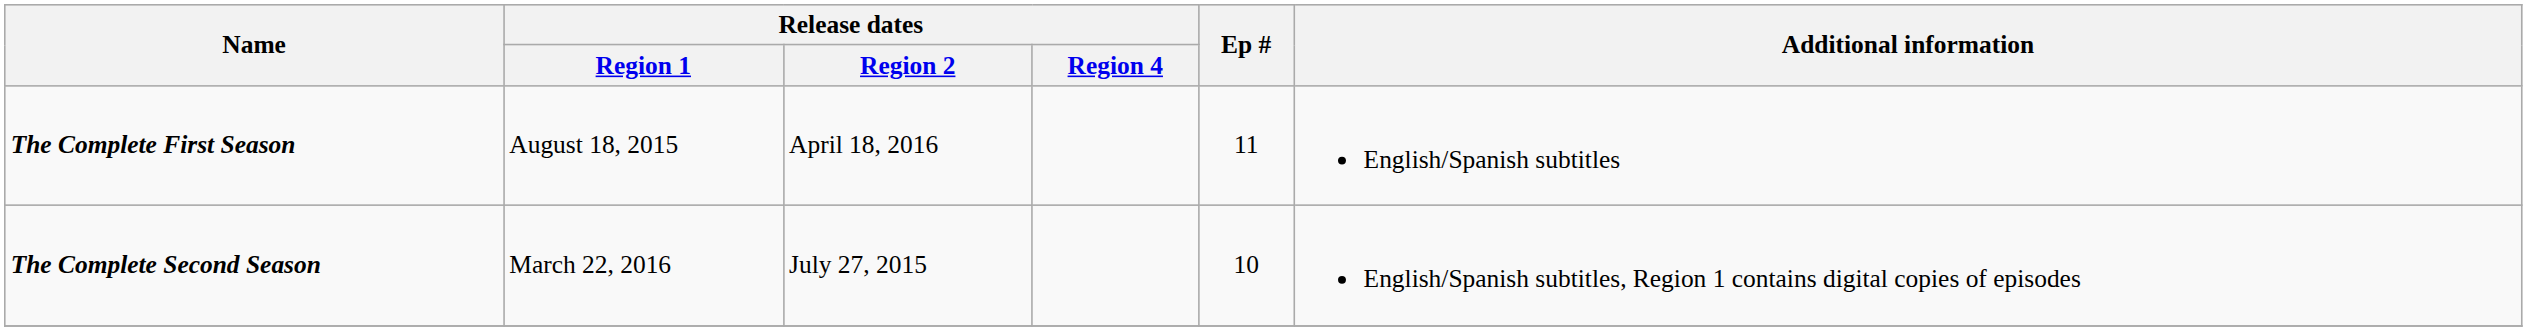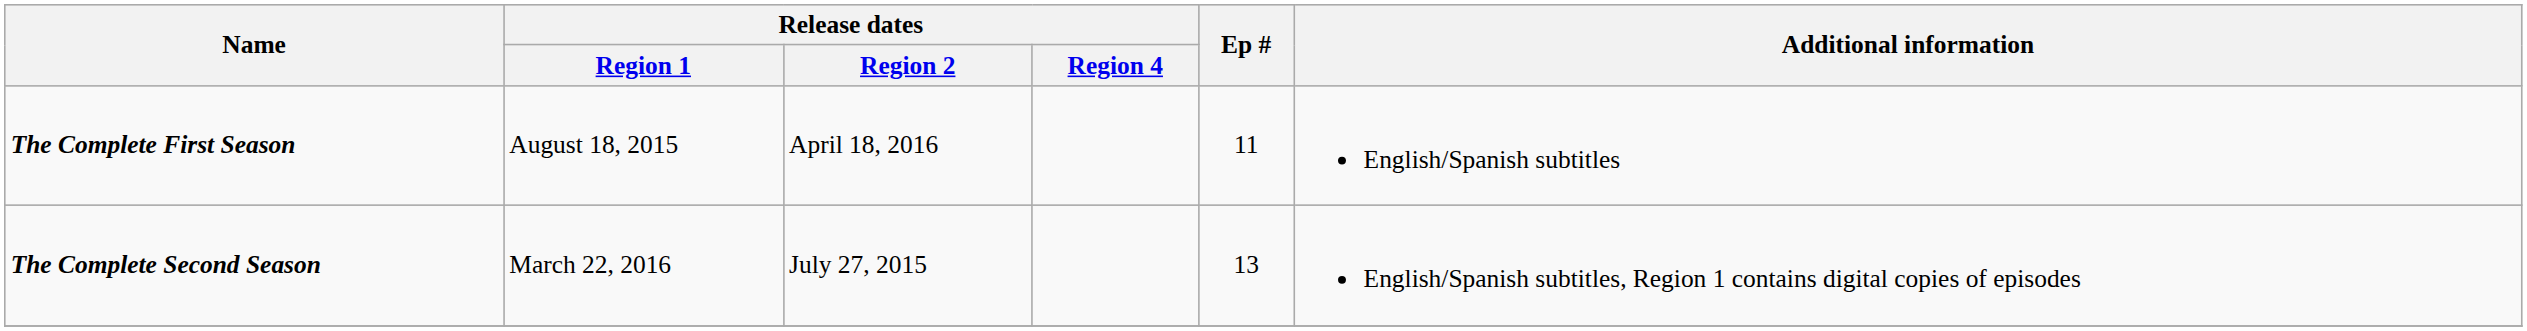(1246, 264) 10 -> (1246, 264) 13
